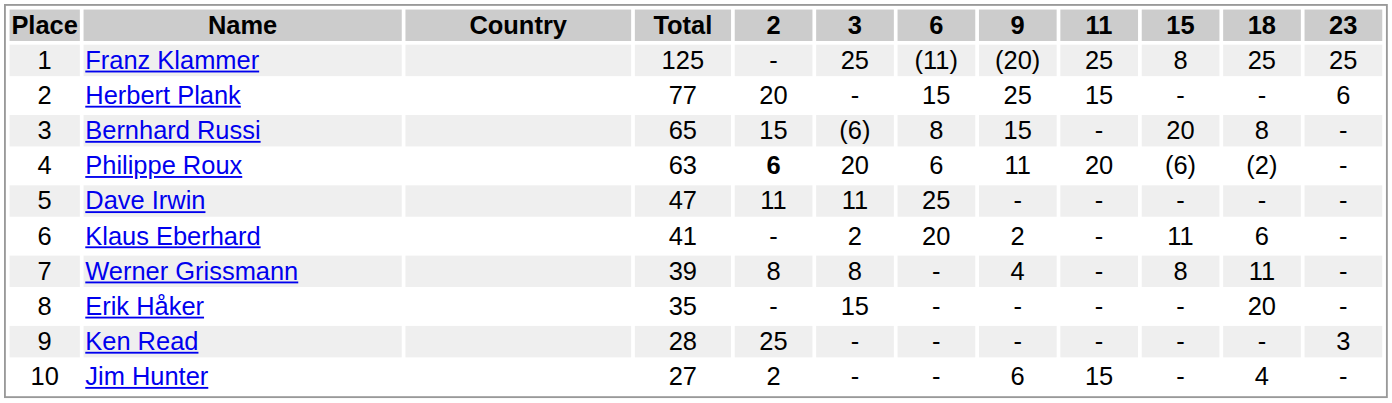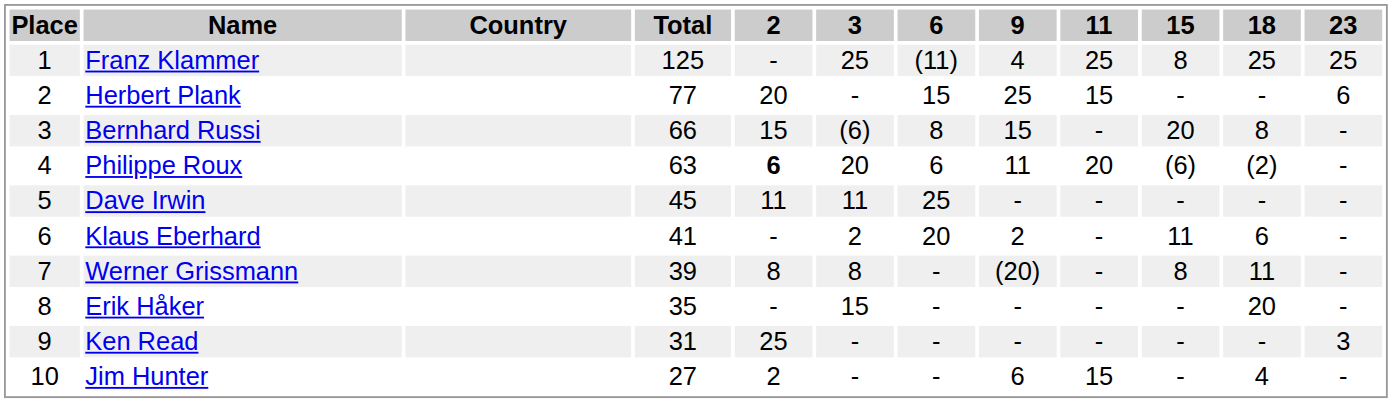(1018, 60) (20) -> (1018, 60) 4
(683, 131) 65 -> (683, 131) 66
(683, 201) 47 -> (683, 201) 45
(1018, 271) 4 -> (1018, 271) (20)
(683, 342) 28 -> (683, 342) 31
